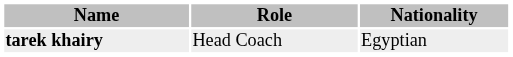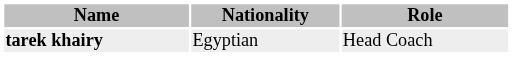columns swapped: (274, 15) <-> (434, 15)
